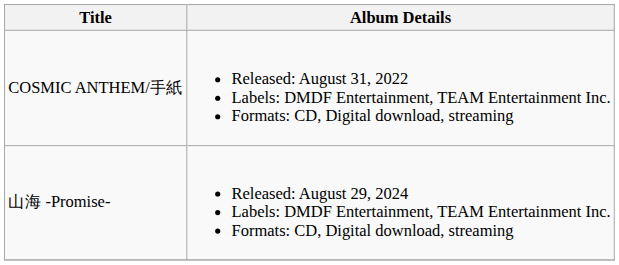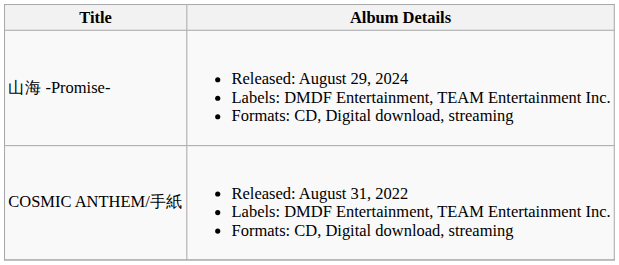rows swapped: (96, 87) <-> (59, 202)
